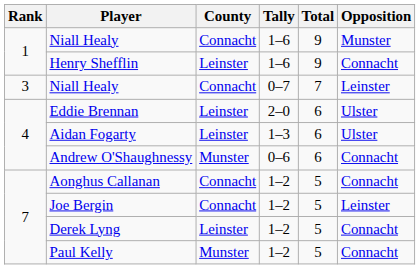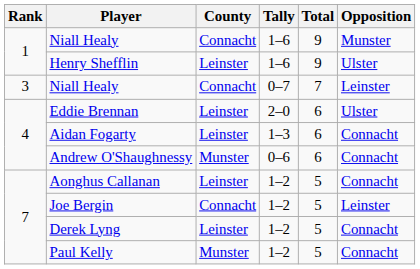(370, 63) Connacht -> (359, 63) Ulster
(359, 134) Ulster -> (370, 134) Connacht
(228, 181) Connacht -> (224, 181) Leinster
